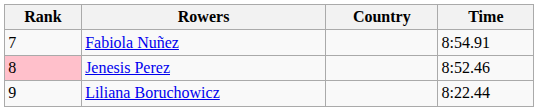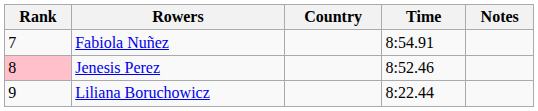+ column: (500, 17)
